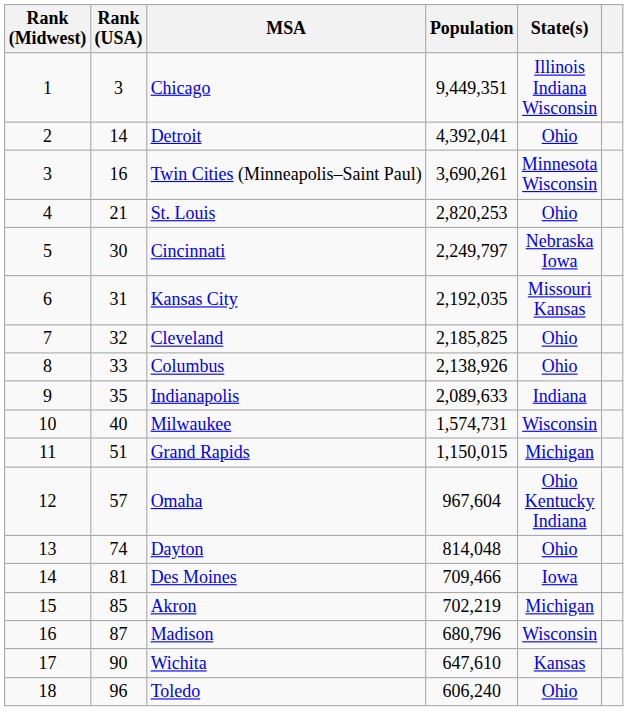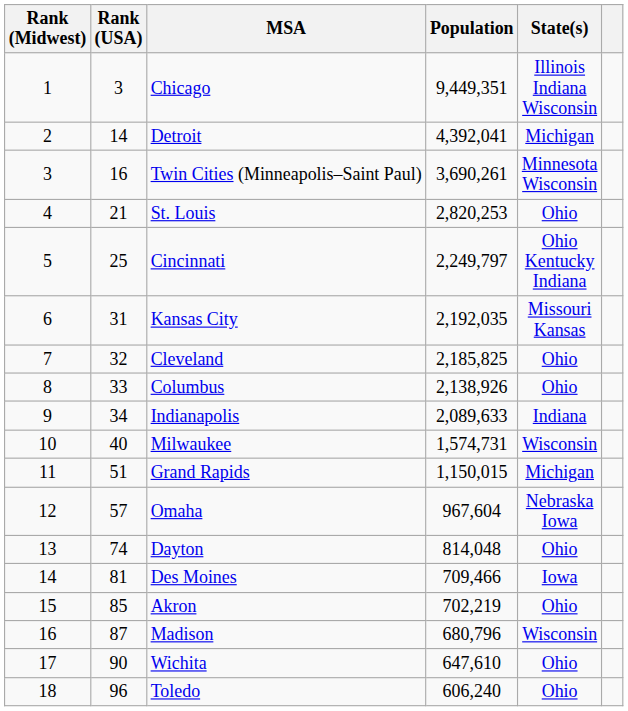(560, 136) Ohio -> (560, 136) Michigan
(118, 251) 30 -> (118, 261) 25
(560, 251) Nebraska Iowa -> (560, 261) Ohio Kentucky Indiana
(118, 395) 35 -> (118, 415) 34
(560, 500) Ohio Kentucky Indiana -> (560, 510) Nebraska Iowa
(560, 606) Michigan -> (560, 606) Ohio
(560, 663) Kansas -> (560, 663) Ohio
